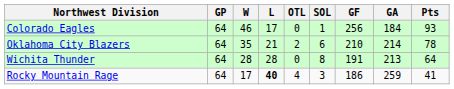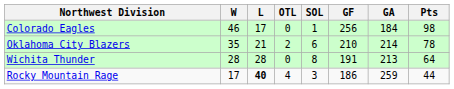- column: (221, 12)
(430, 28) 93 -> (429, 28) 98
(430, 76) 41 -> (429, 76) 44
